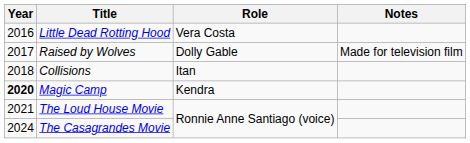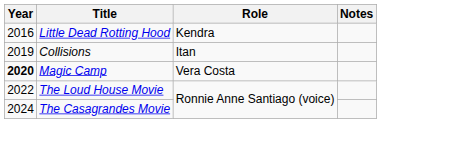(205, 33) Vera Costa -> (195, 33) Kendra
- row: (87, 52)
(20, 71) 2018 -> (20, 52) 2019
(195, 90) Kendra -> (205, 71) Vera Costa
(20, 109) 2021 -> (20, 90) 2022
